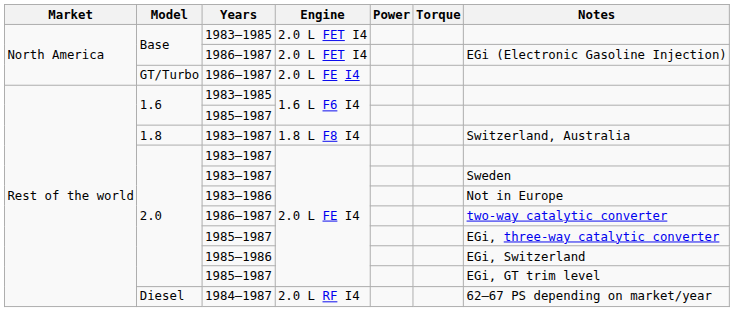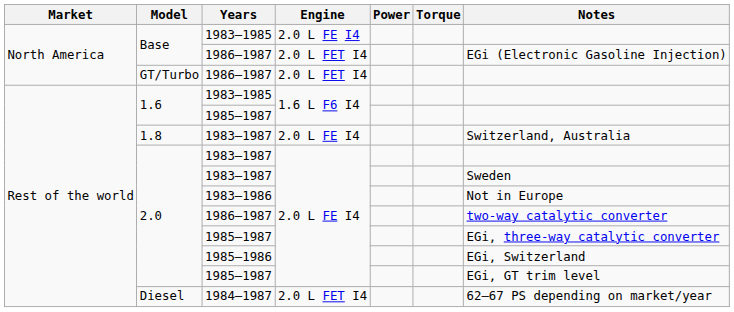(323, 35) 2.0 L FET I4 -> (319, 35) 2.0 L FE I4
(319, 75) 2.0 L FE I4 -> (323, 75) 2.0 L FET I4
(319, 135) 1.8 L F8 I4 -> (319, 135) 2.0 L FE I4
(319, 296) 2.0 L RF I4 -> (323, 296) 2.0 L FET I4
